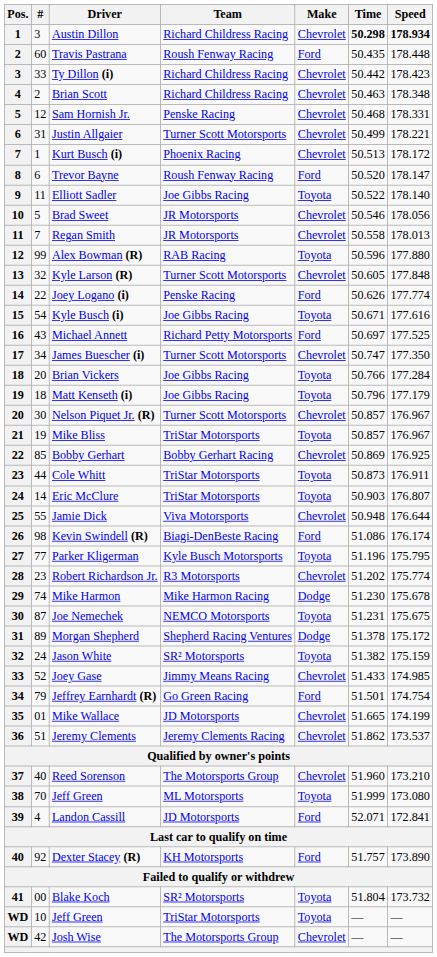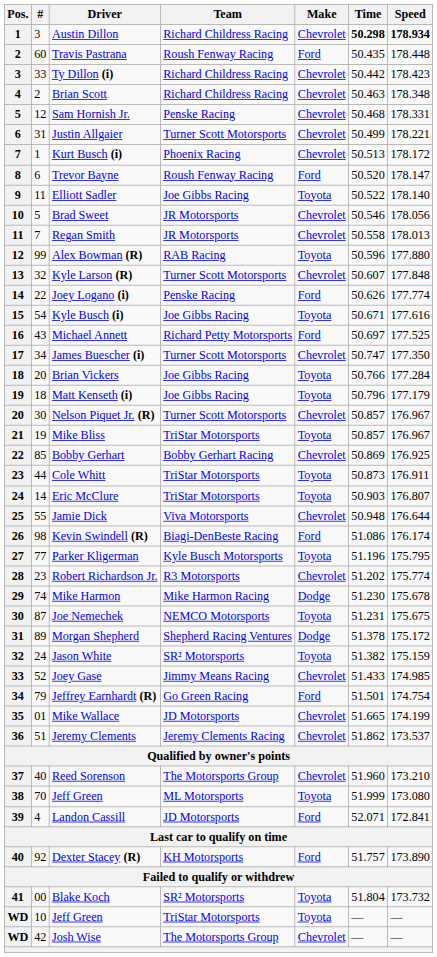(368, 275) 50.605 -> (368, 275) 50.607
